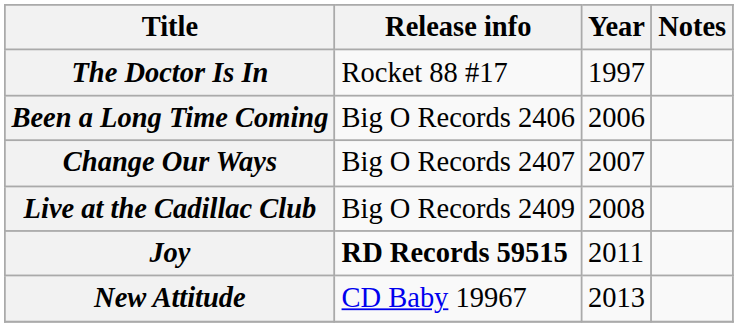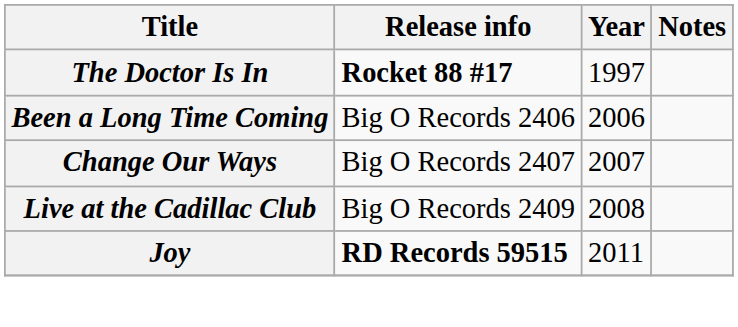(425, 72) normal -> (427, 72) bold
- row: (170, 298)
